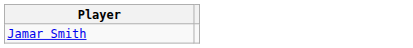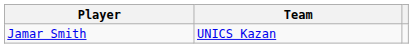+ column: (298, 14)
